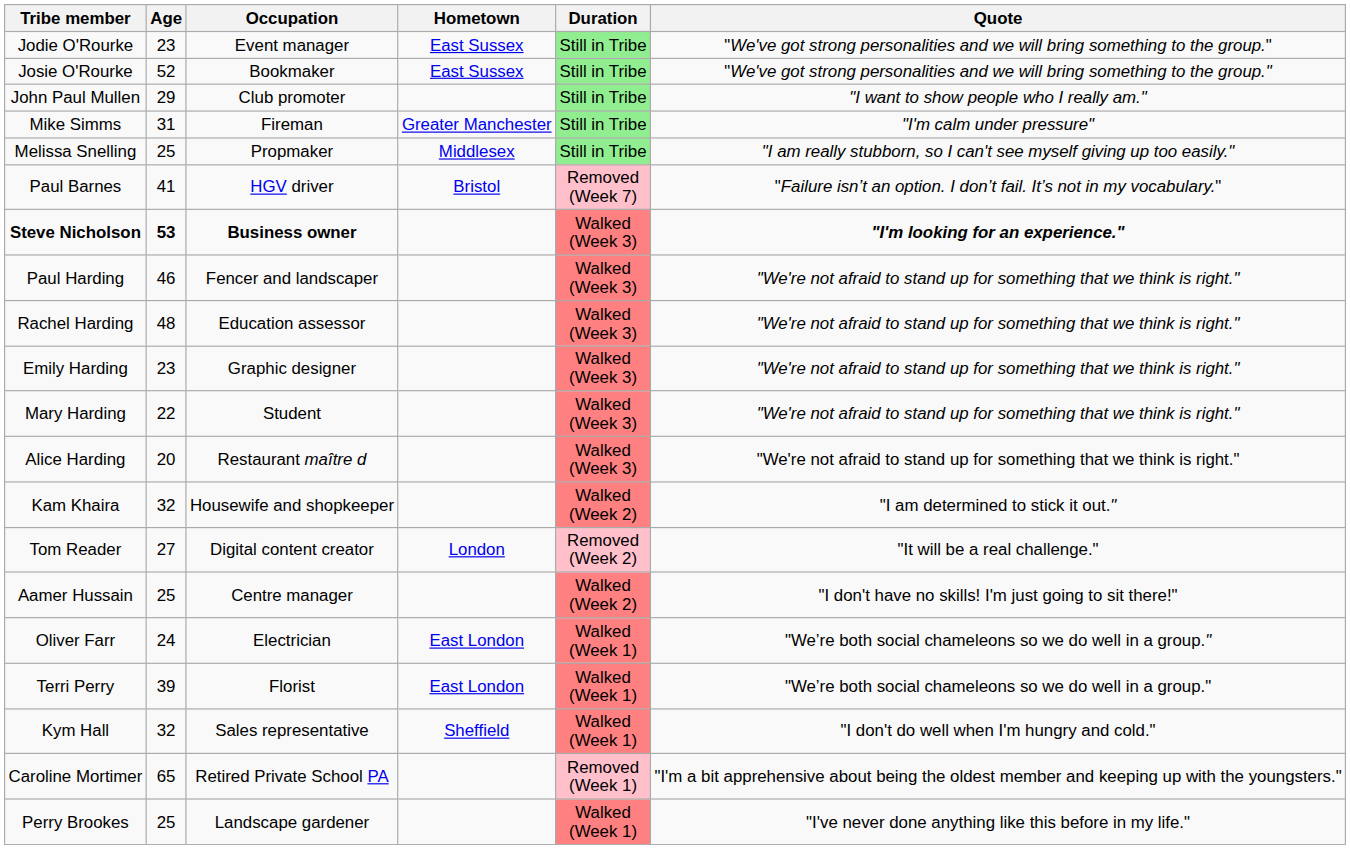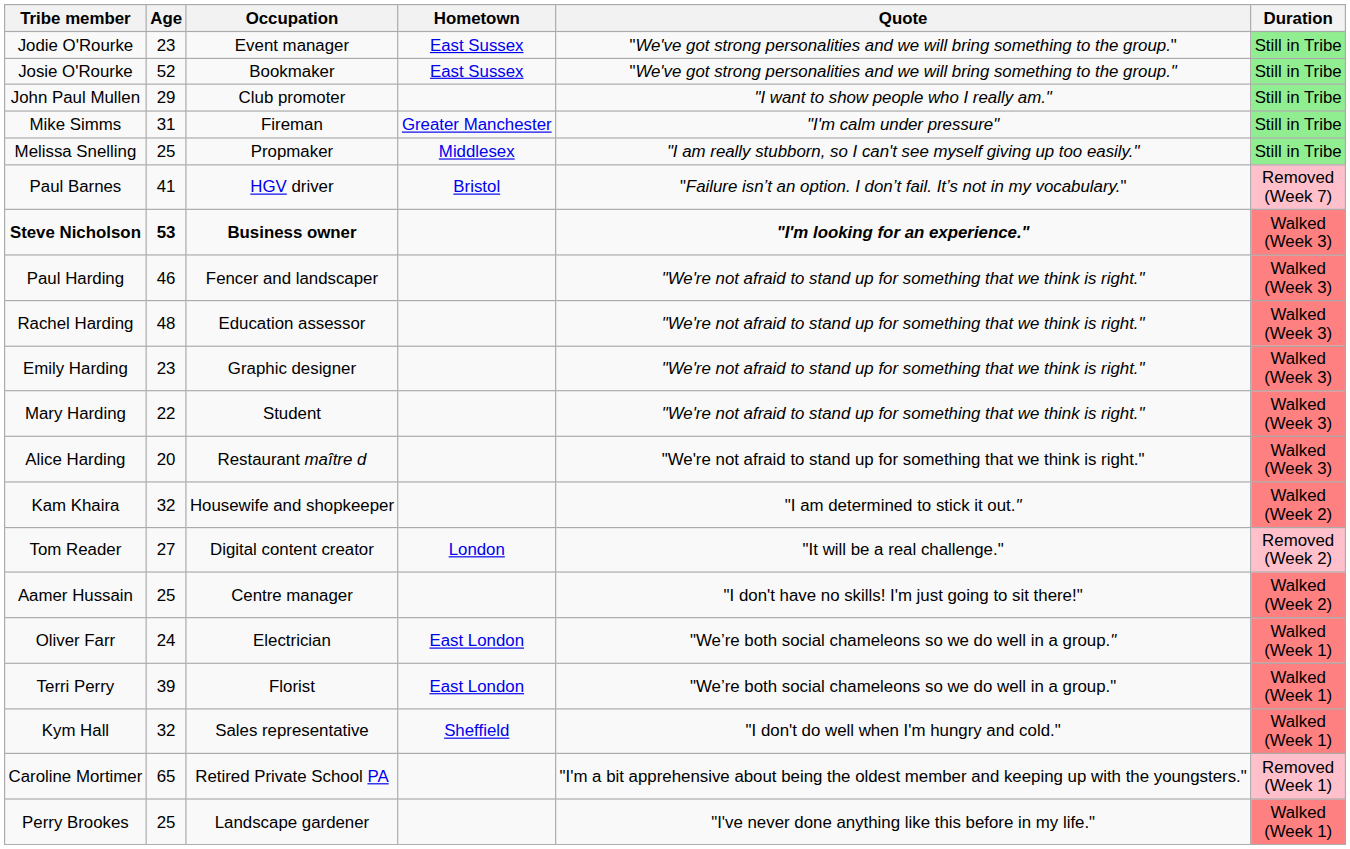columns swapped: (998, 18) <-> (603, 18)
